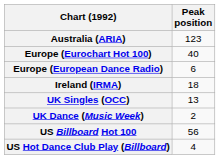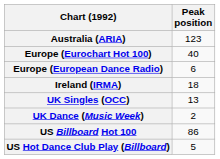(193, 131) 56 -> (193, 131) 86
(193, 147) 4 -> (193, 147) 5
